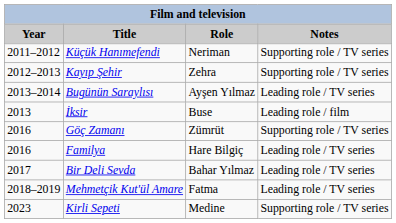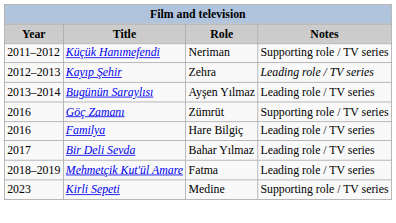(324, 73) Supporting role / TV series -> (317, 73) Leading role / TV series
- row: (77, 112)
